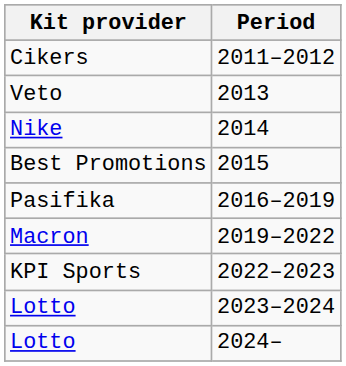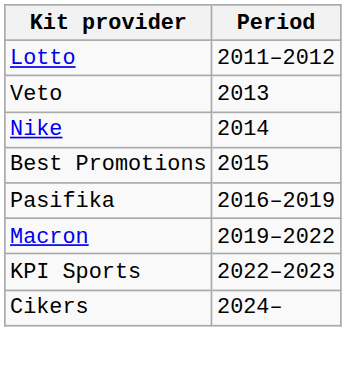(49, 58) Cikers -> (43, 58) Lotto
- row: (276, 307)
(43, 343) Lotto -> (49, 307) Cikers
